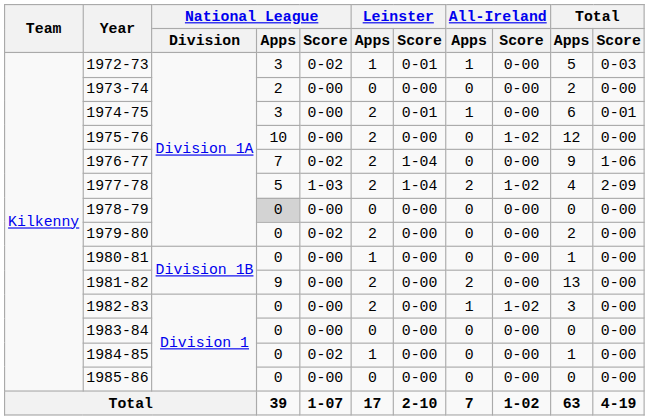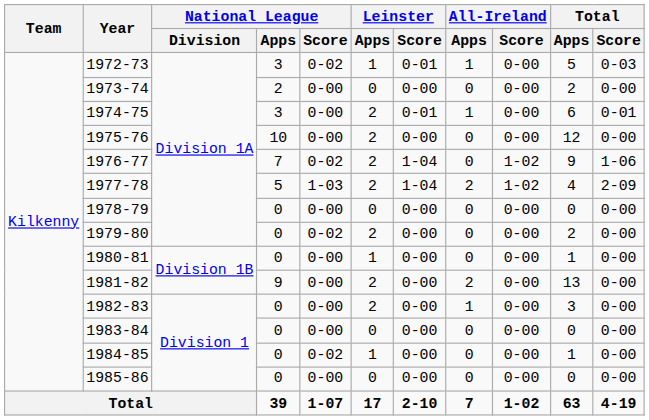(522, 137) 1-02 -> (522, 137) 0-00
(522, 162) 0-00 -> (522, 162) 1-02
(278, 210) lightgrey background -> (278, 210) no background
(522, 306) 1-02 -> (522, 306) 0-00
